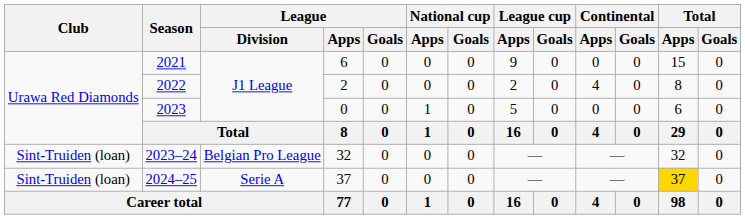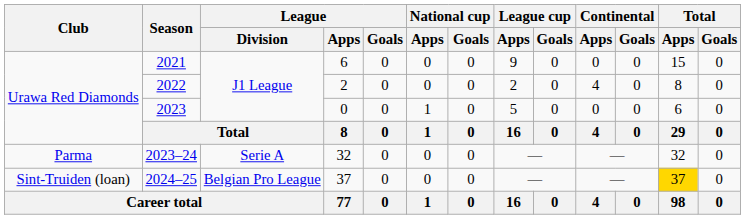(73, 156) Sint-Truiden (loan) -> (73, 156) Parma
(262, 156) Belgian Pro League -> (262, 156) Serie A
(262, 179) Serie A -> (262, 179) Belgian Pro League
